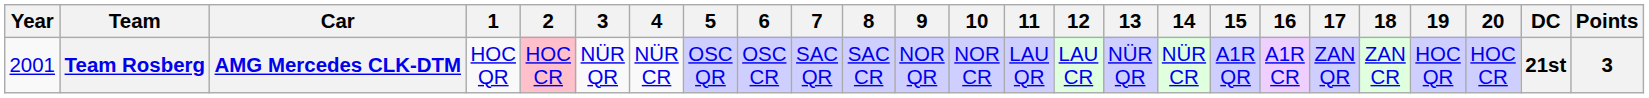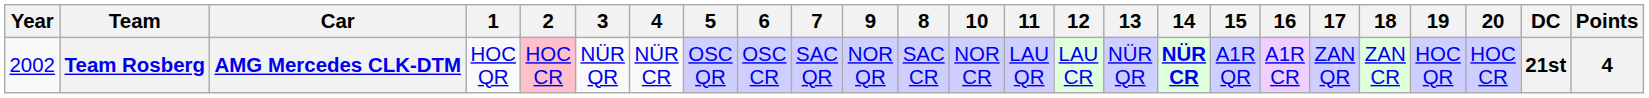columns swapped: (869, 21) <-> (922, 21)
(32, 65) 2001 -> (32, 65) 2002
(1184, 65) normal -> (1184, 65) bold
(1607, 65) 3 -> (1607, 65) 4
